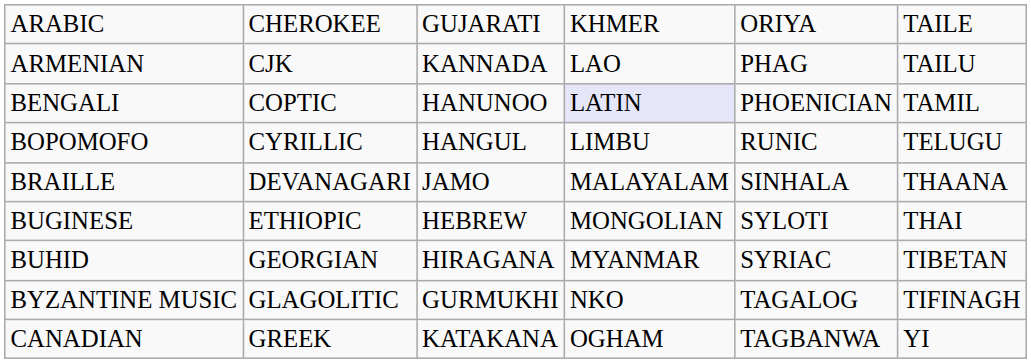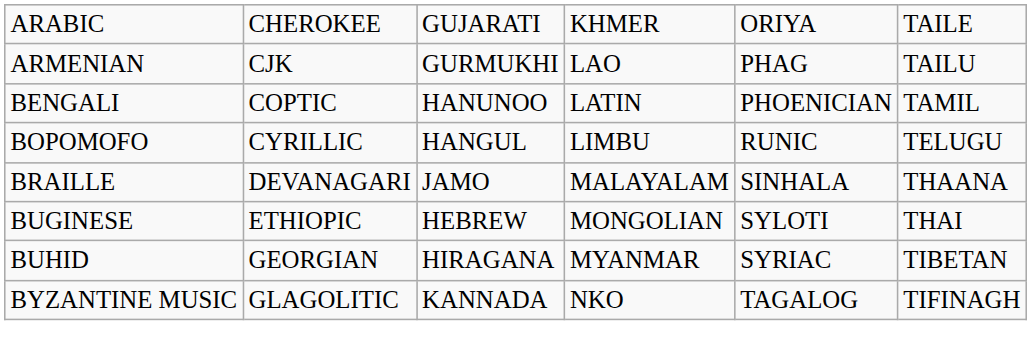(485, 63) KANNADA -> (490, 63) GURMUKHI
(606, 102) lavender background -> (606, 102) no background
(490, 299) GURMUKHI -> (485, 299) KANNADA
- row: (77, 338)
